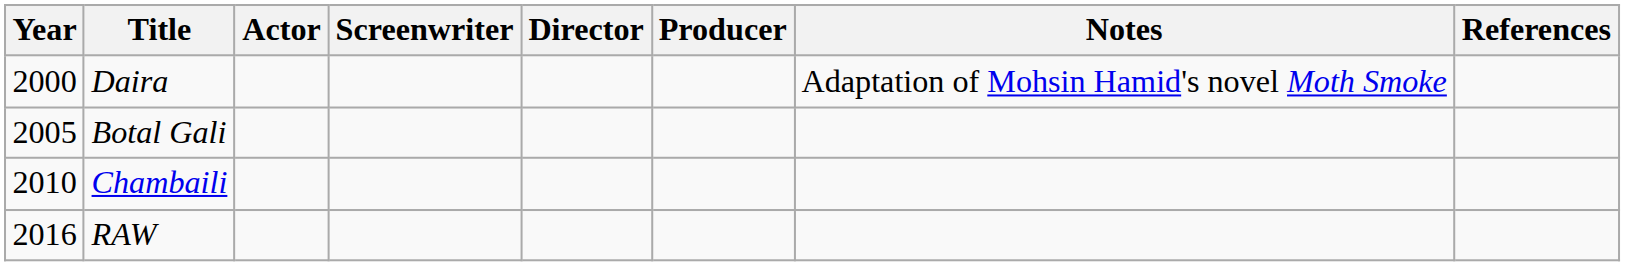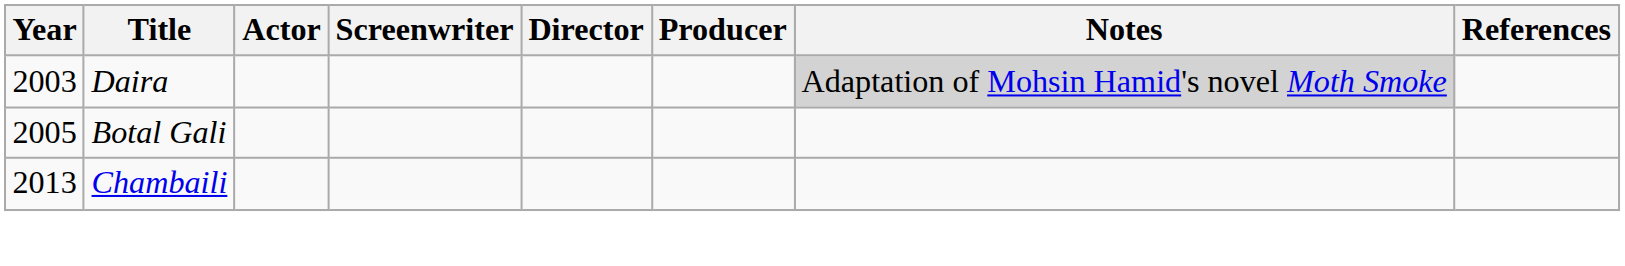(45, 81) 2000 -> (45, 81) 2003
(1124, 81) no background -> (1124, 81) lightgrey background
(45, 183) 2010 -> (45, 183) 2013
- row: (124, 234)
